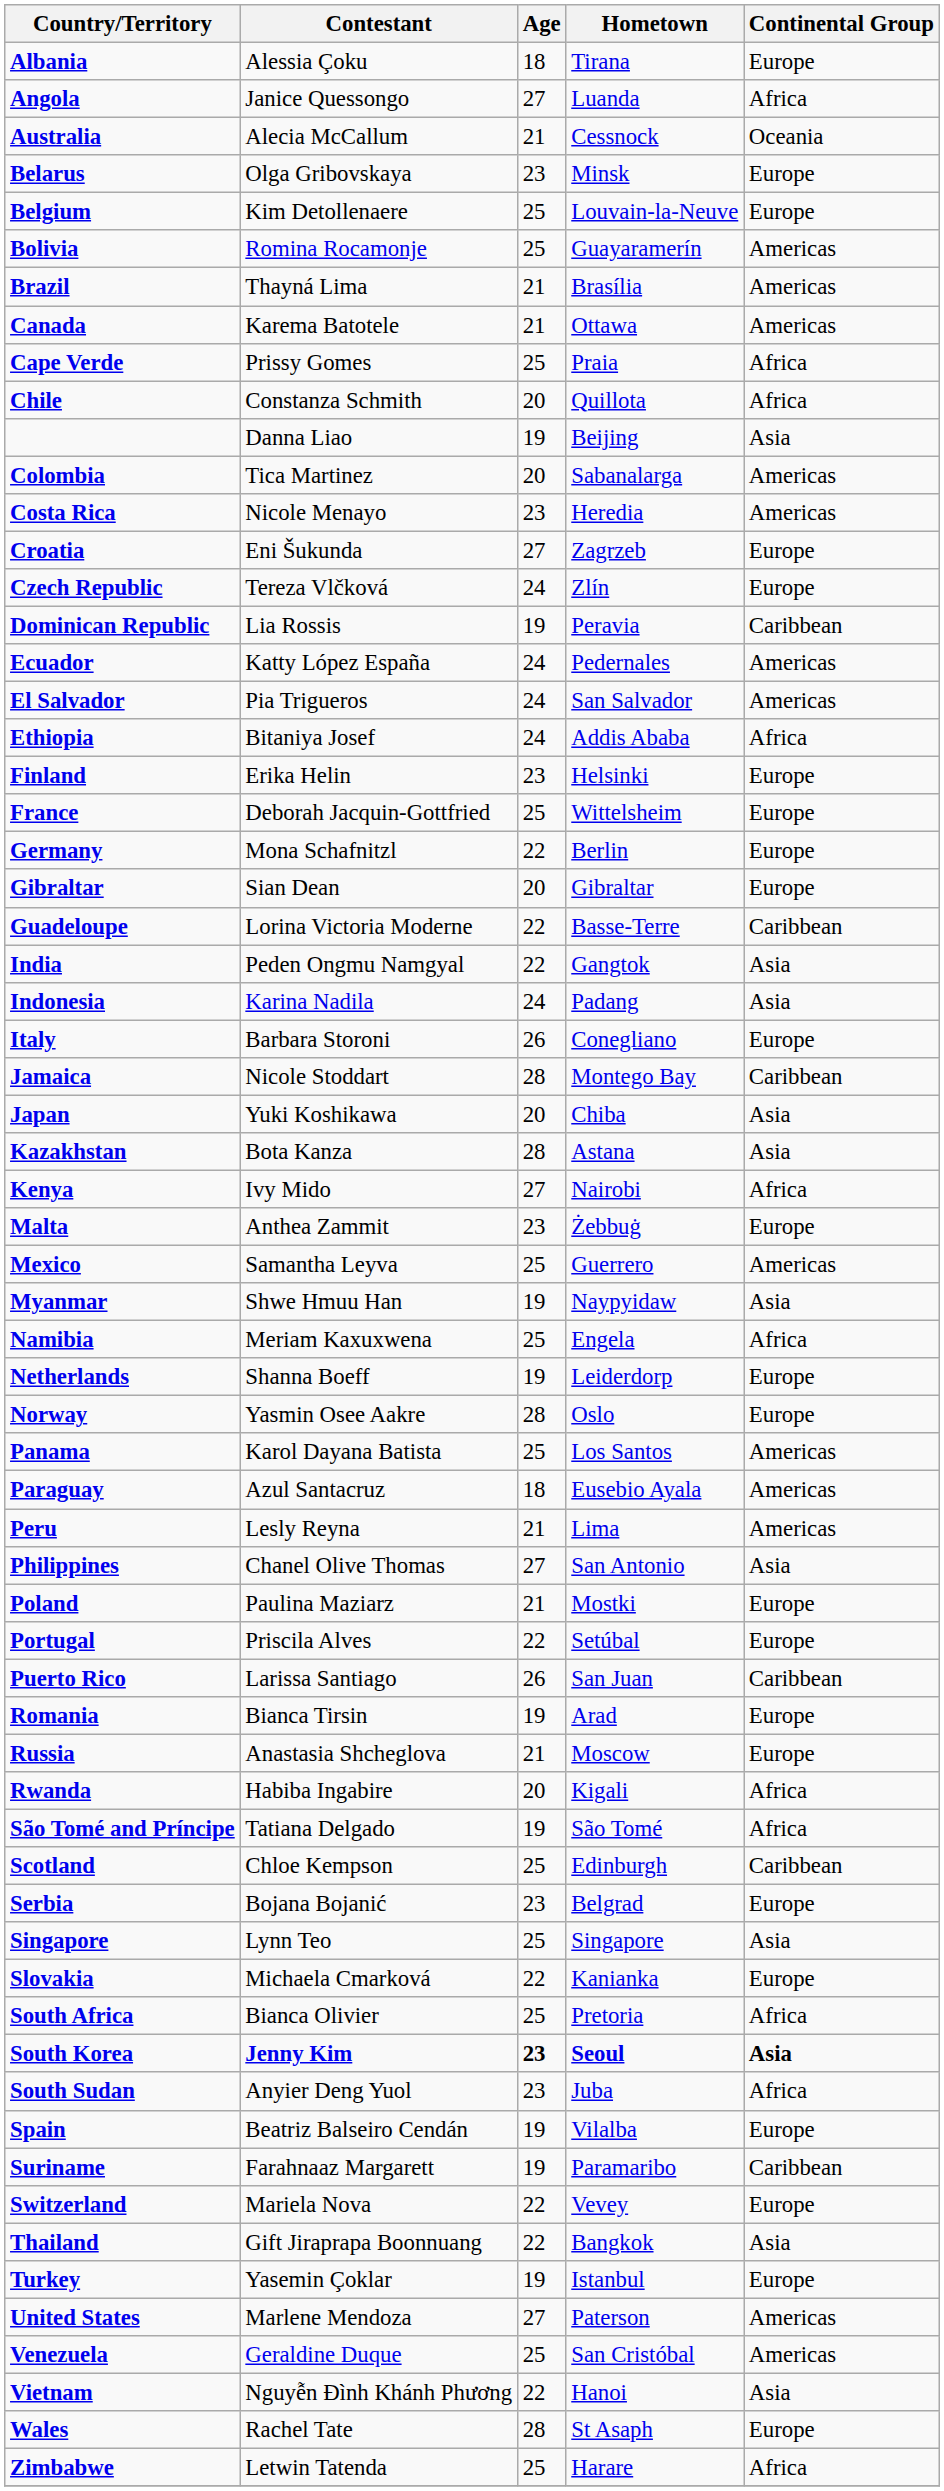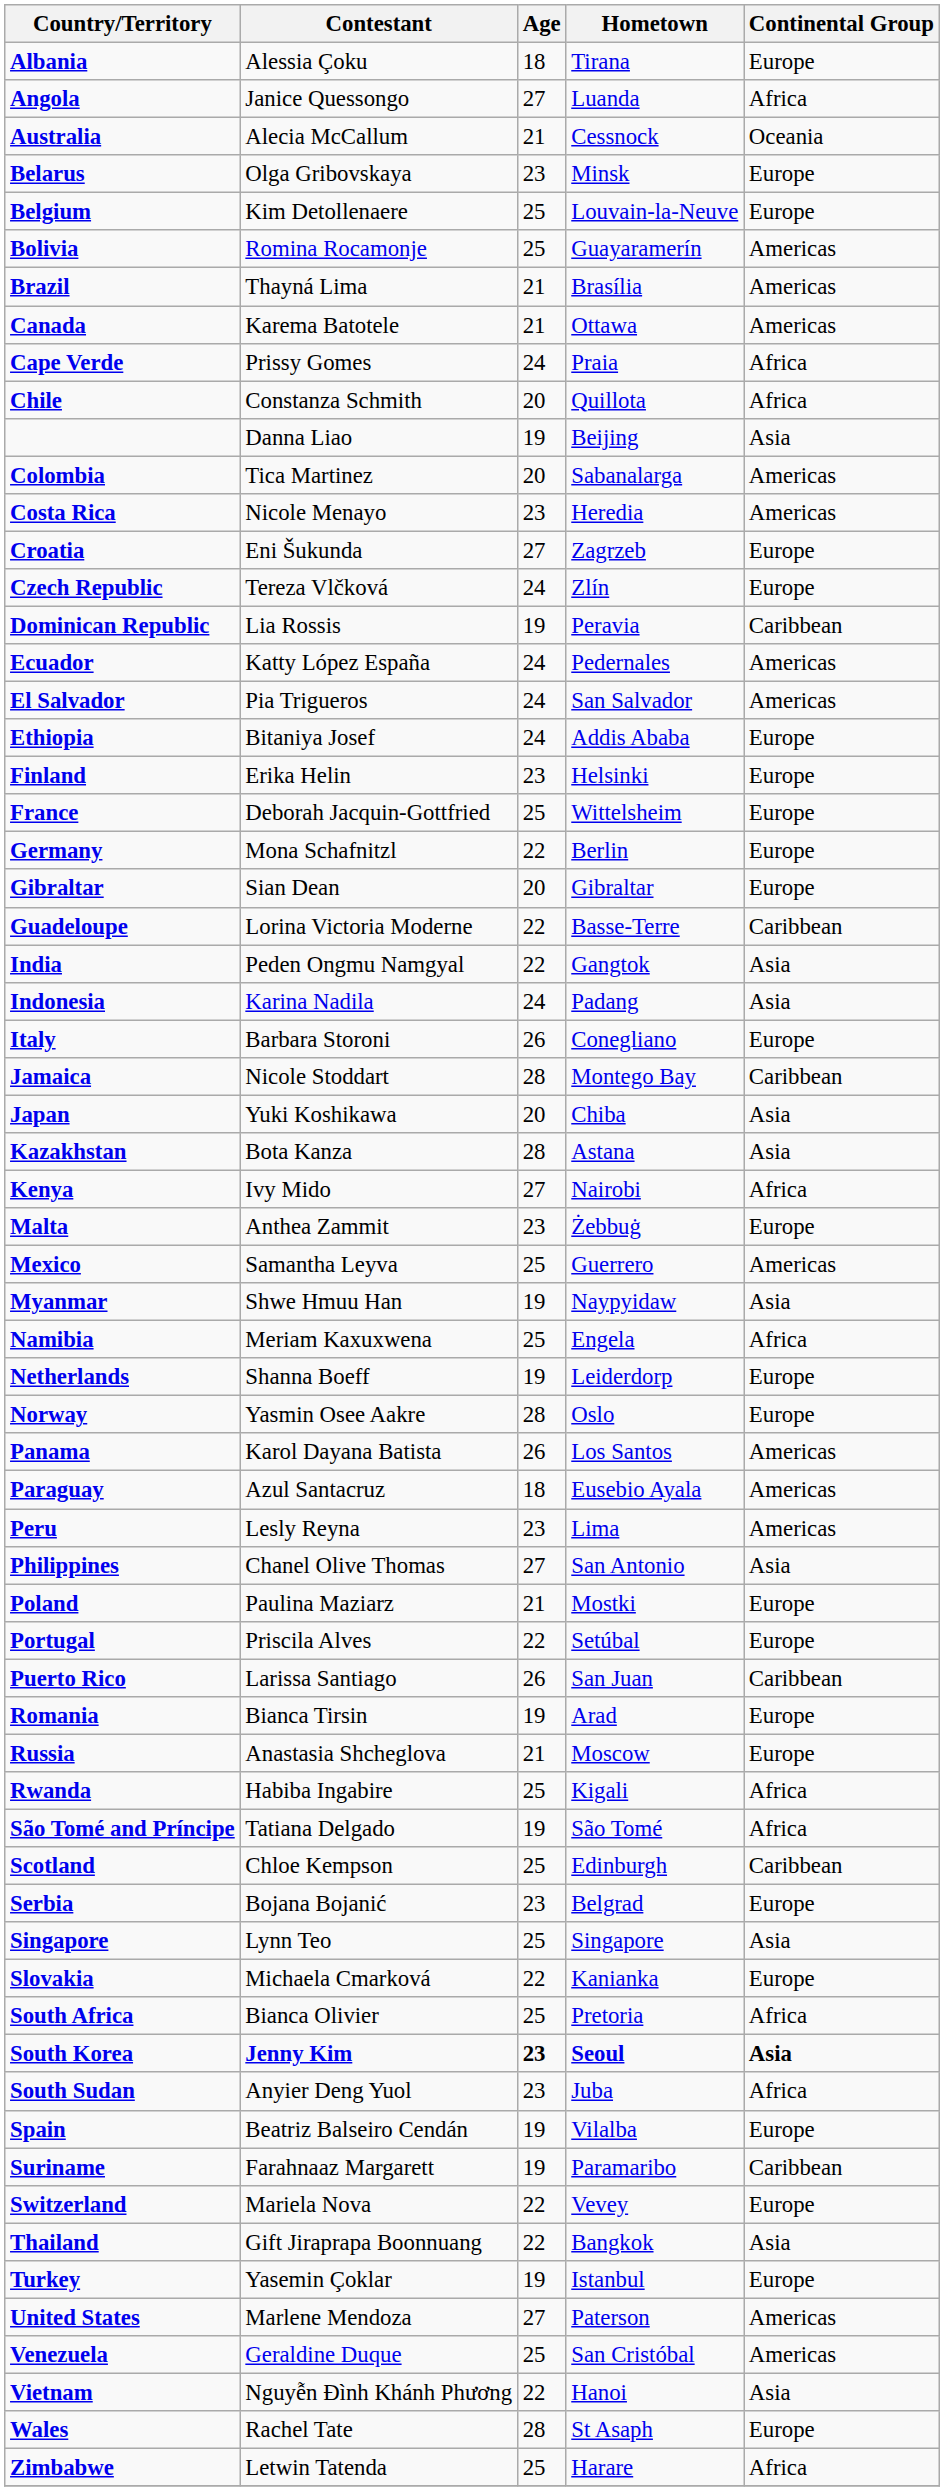(534, 361) 25 -> (534, 361) 24
(778, 737) Africa -> (782, 737) Europe
(534, 1452) 25 -> (534, 1452) 26
(534, 1527) 21 -> (534, 1527) 23
(534, 1790) 20 -> (534, 1790) 25
